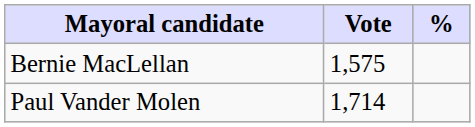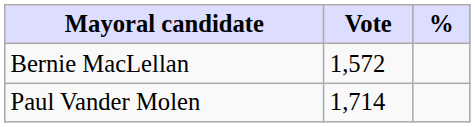(358, 63) 1,575 -> (358, 63) 1,572
